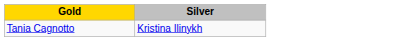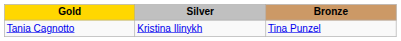+ column: (331, 12)
